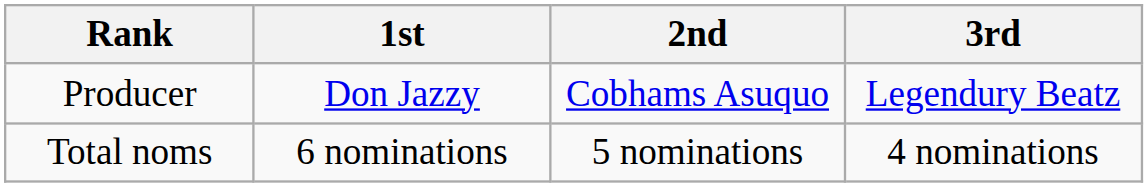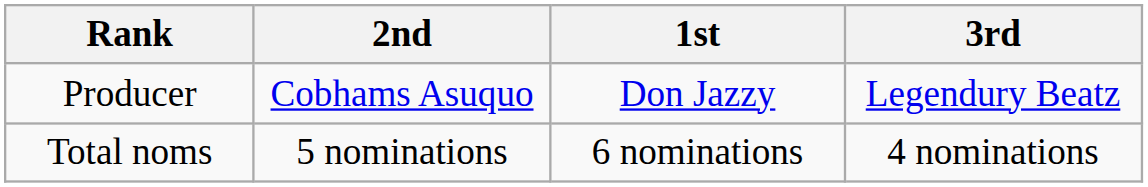columns swapped: (402, 33) <-> (698, 33)
